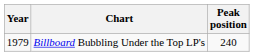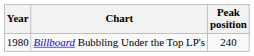(18, 42) 1979 -> (18, 42) 1980
